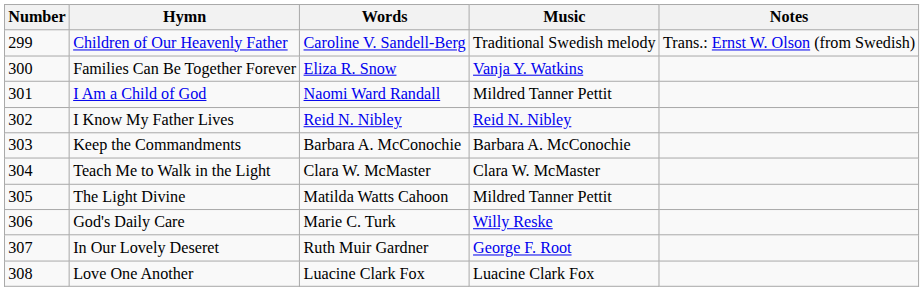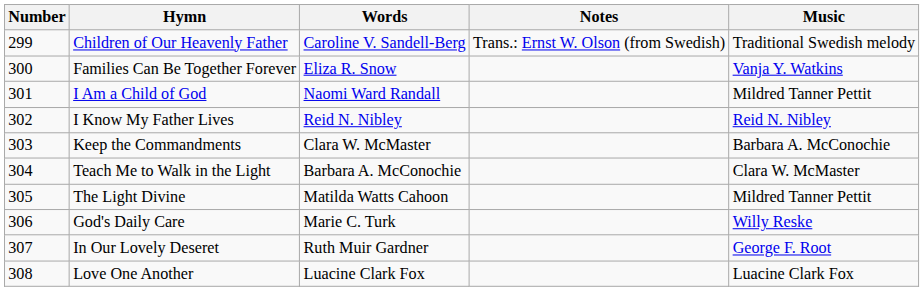columns swapped: (564, 17) <-> (789, 17)
(382, 145) Barbara A. McConochie -> (367, 145) Clara W. McMaster
(367, 171) Clara W. McMaster -> (382, 171) Barbara A. McConochie
